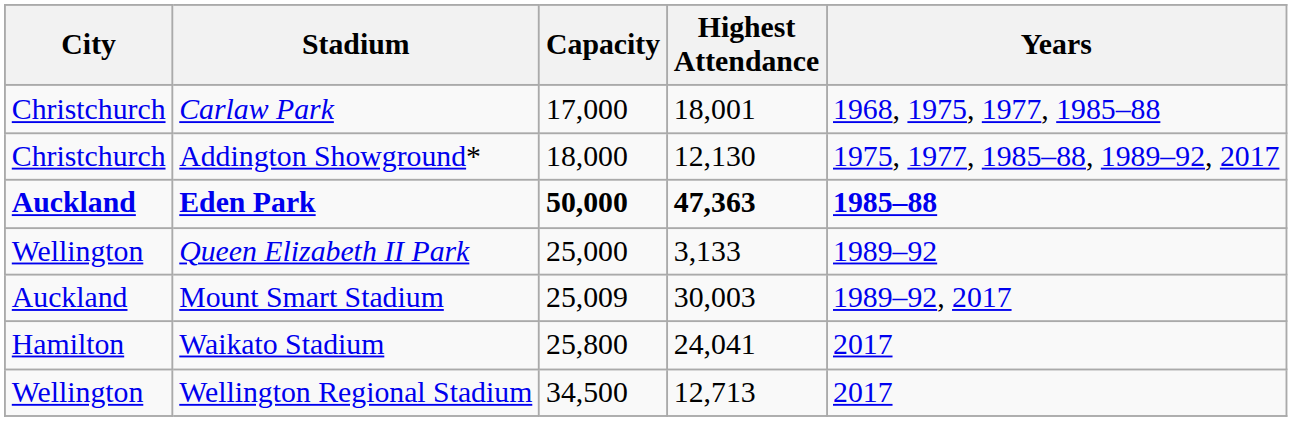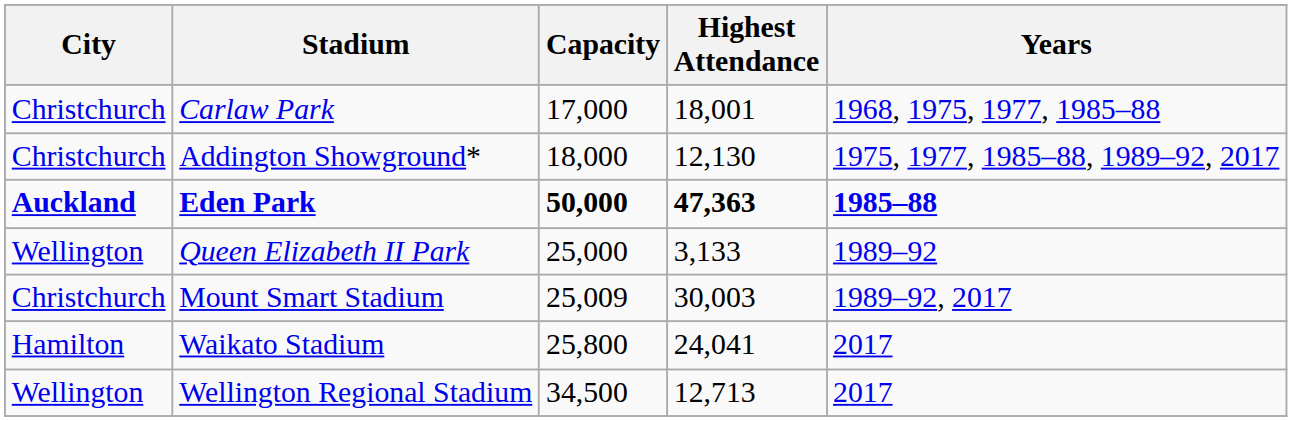(70, 297) Auckland -> (89, 297) Christchurch
